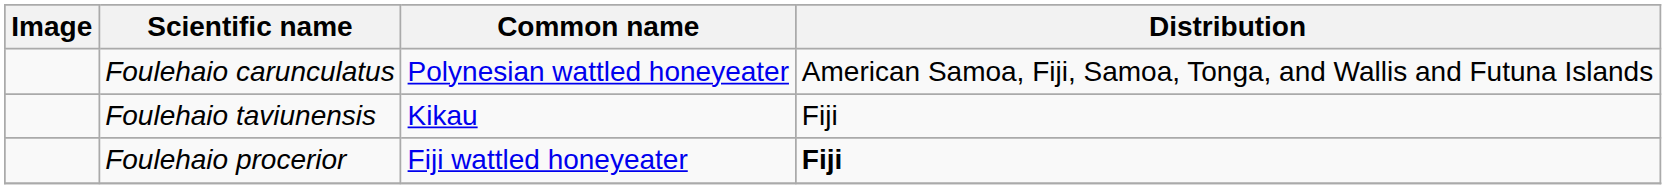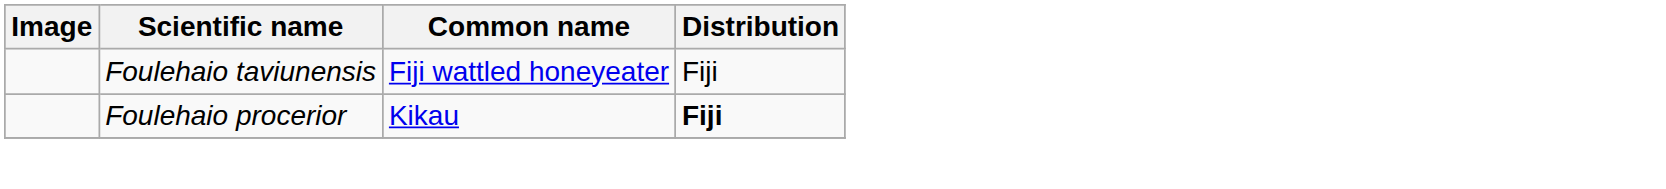- row: (250, 71)
(443, 115) Kikau -> (529, 71) Fiji wattled honeyeater
(548, 159) Fiji wattled honeyeater -> (424, 115) Kikau
